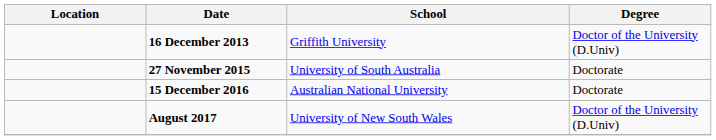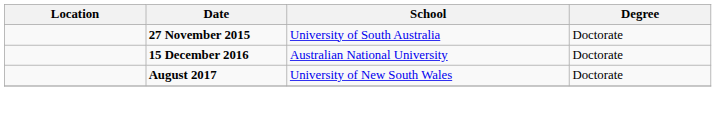- row: (199, 42)
(635, 117) Doctor of the University (D.Univ) -> (598, 75) Doctorate
